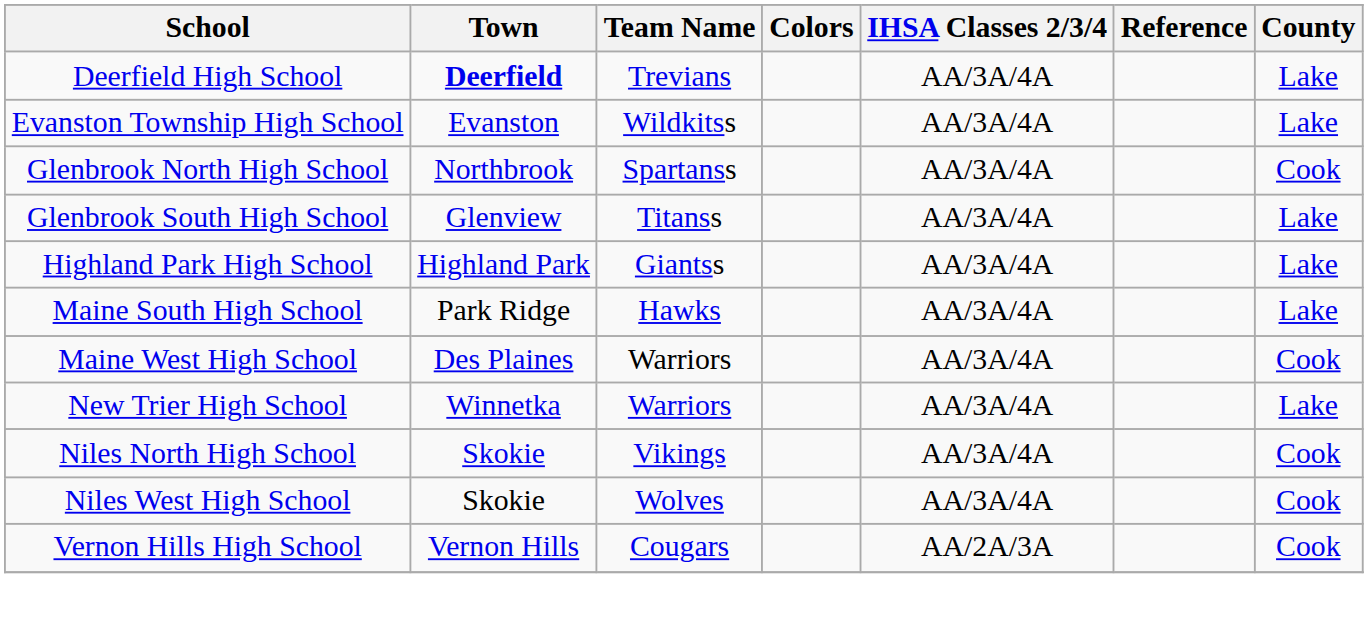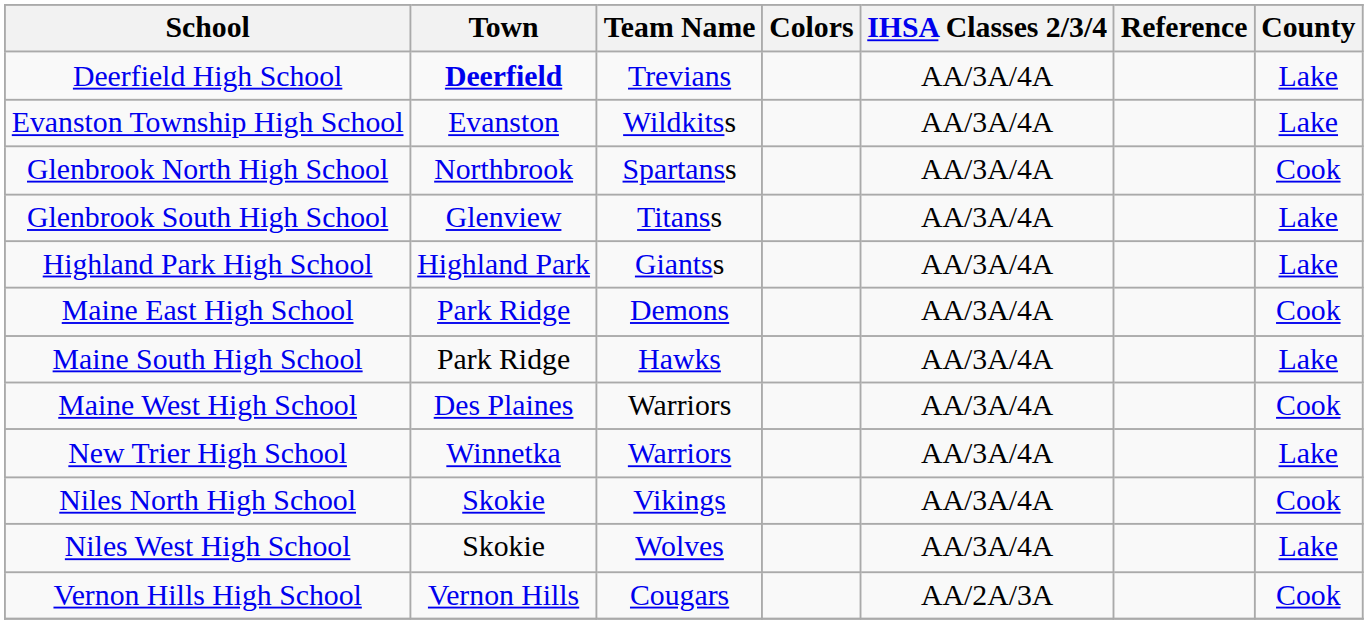+ row: (208, 311)
(1308, 500) Cook -> (1308, 547) Lake
